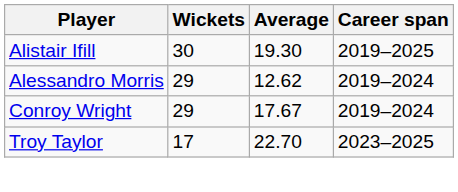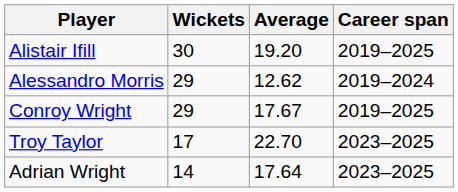(278, 50) 19.30 -> (278, 50) 19.20
(386, 111) 2019–2024 -> (386, 111) 2019–2025
+ row: (67, 171)
